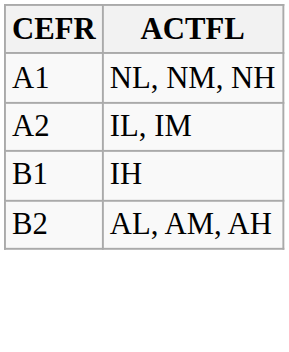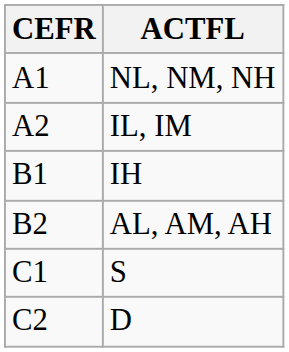+ row: (118, 272)
+ row: (121, 321)
